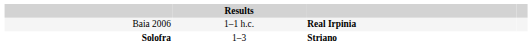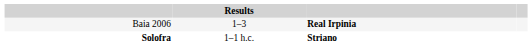(239, 24) 1–1 h.c. -> (239, 24) 1–3
(239, 38) 1–3 -> (239, 38) 1–1 h.c.
